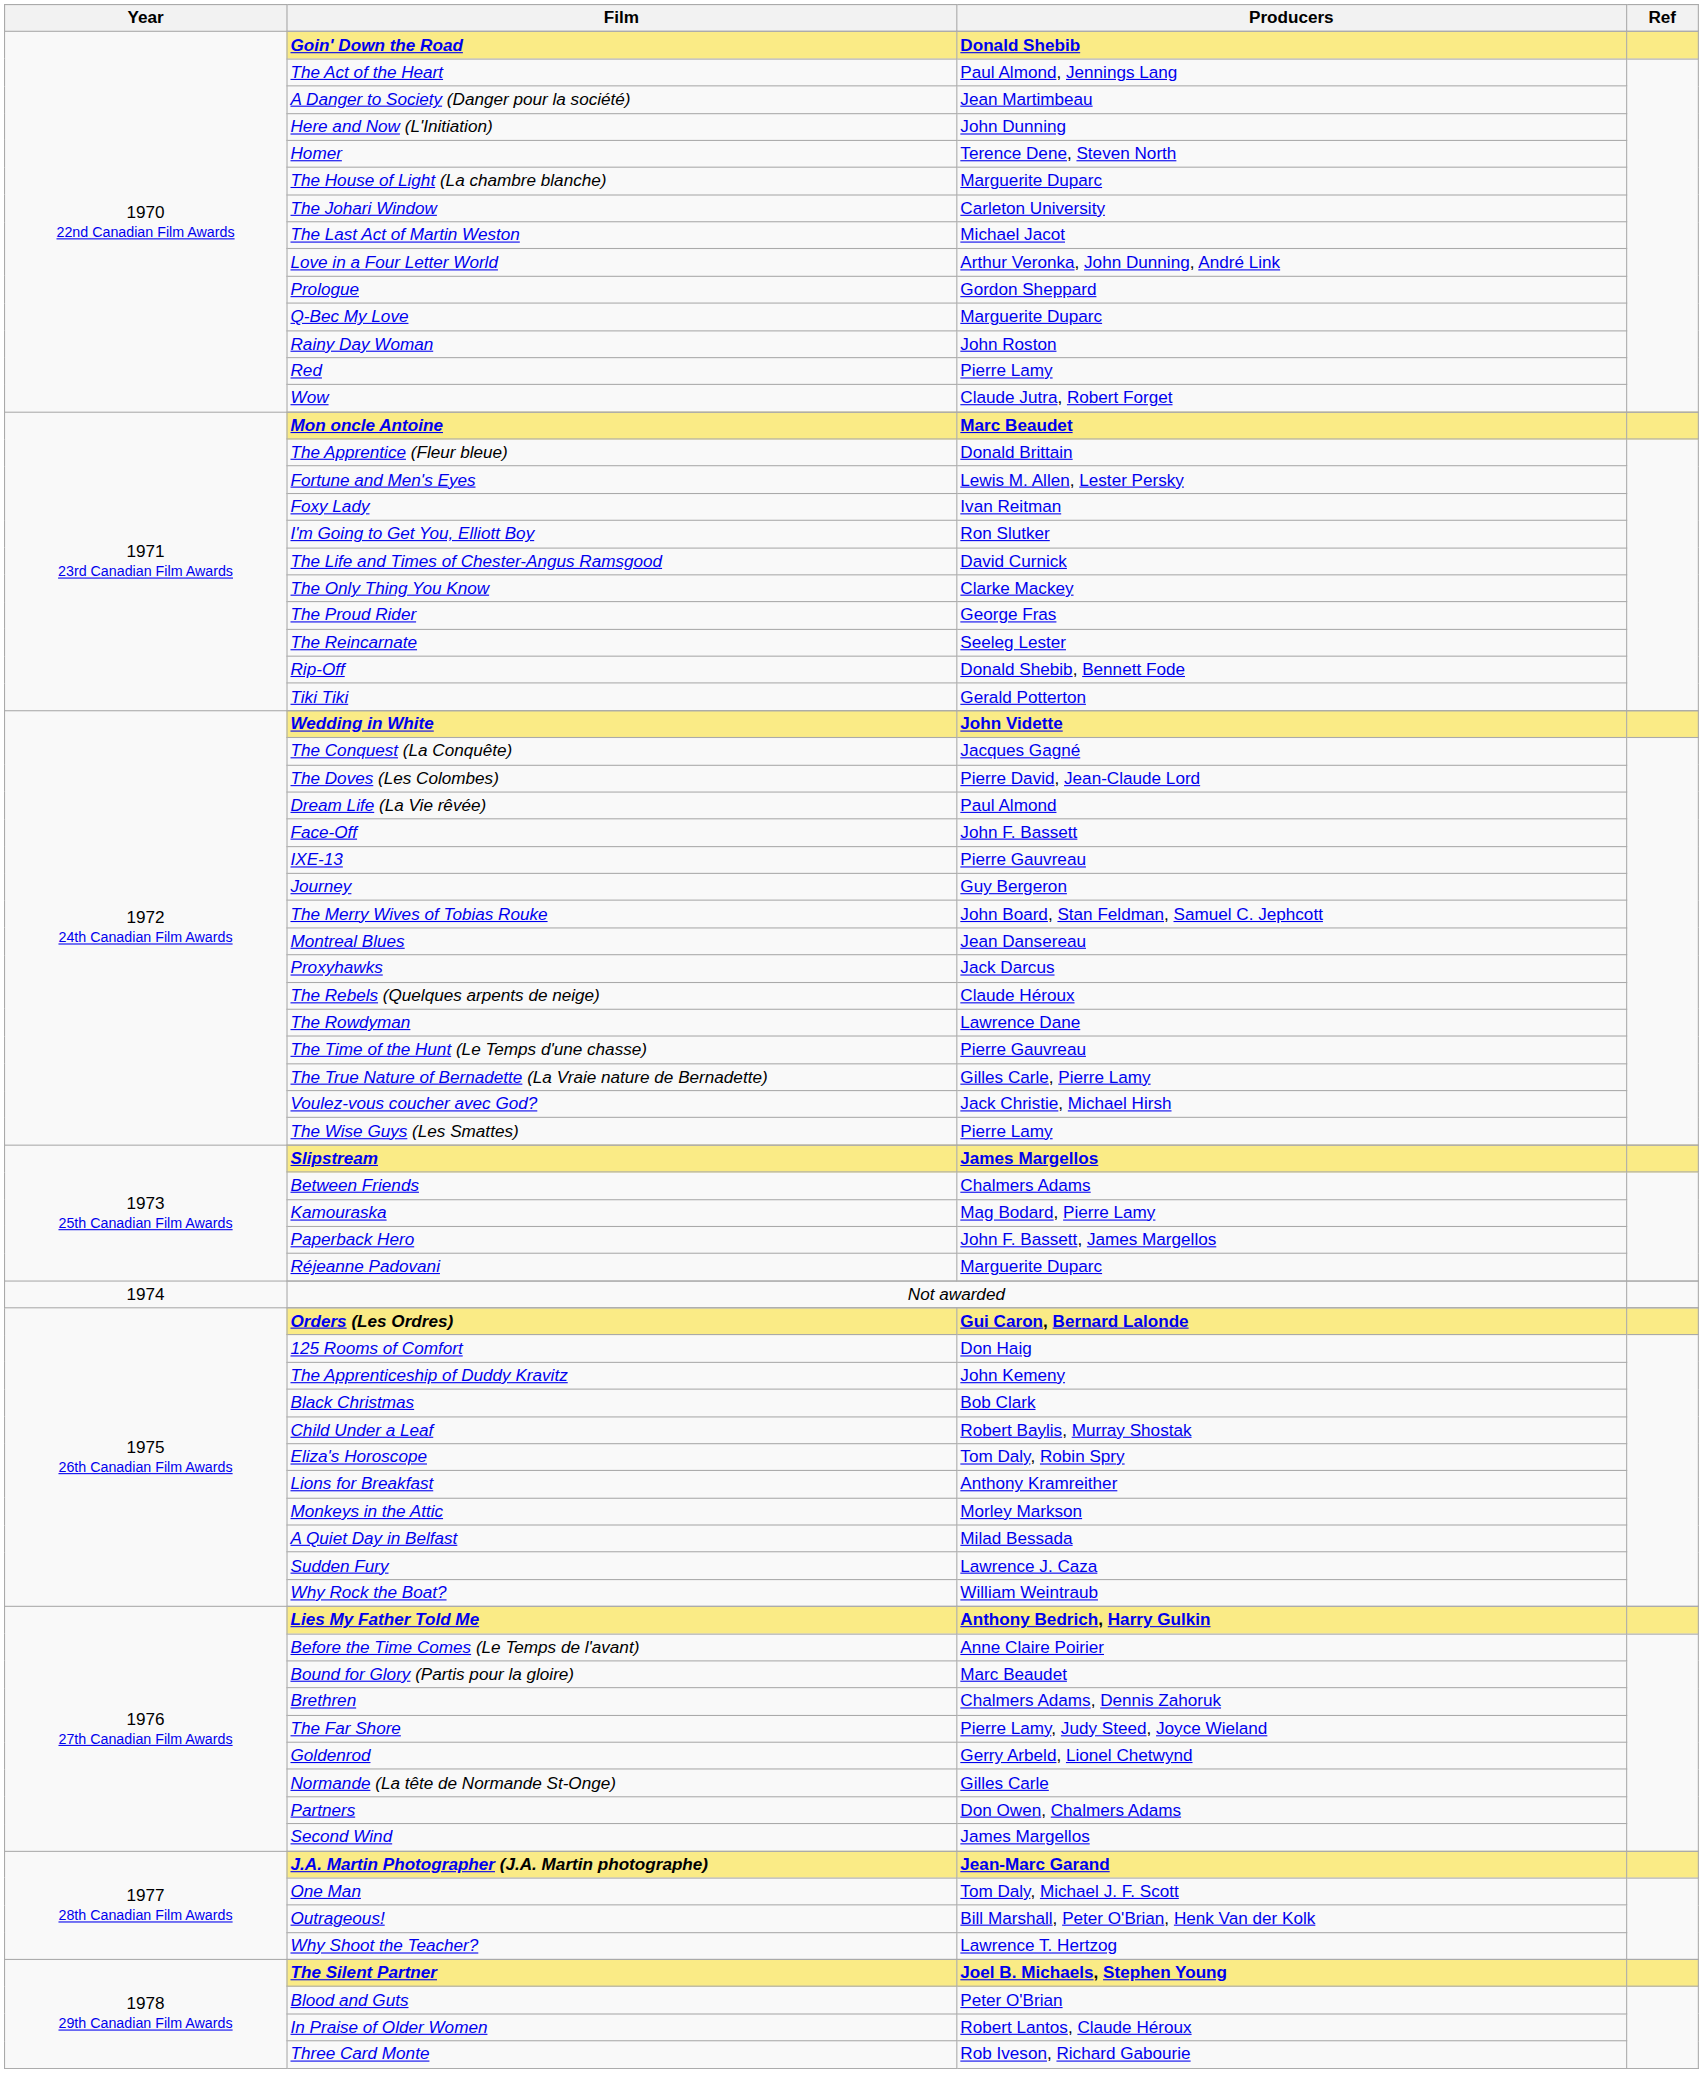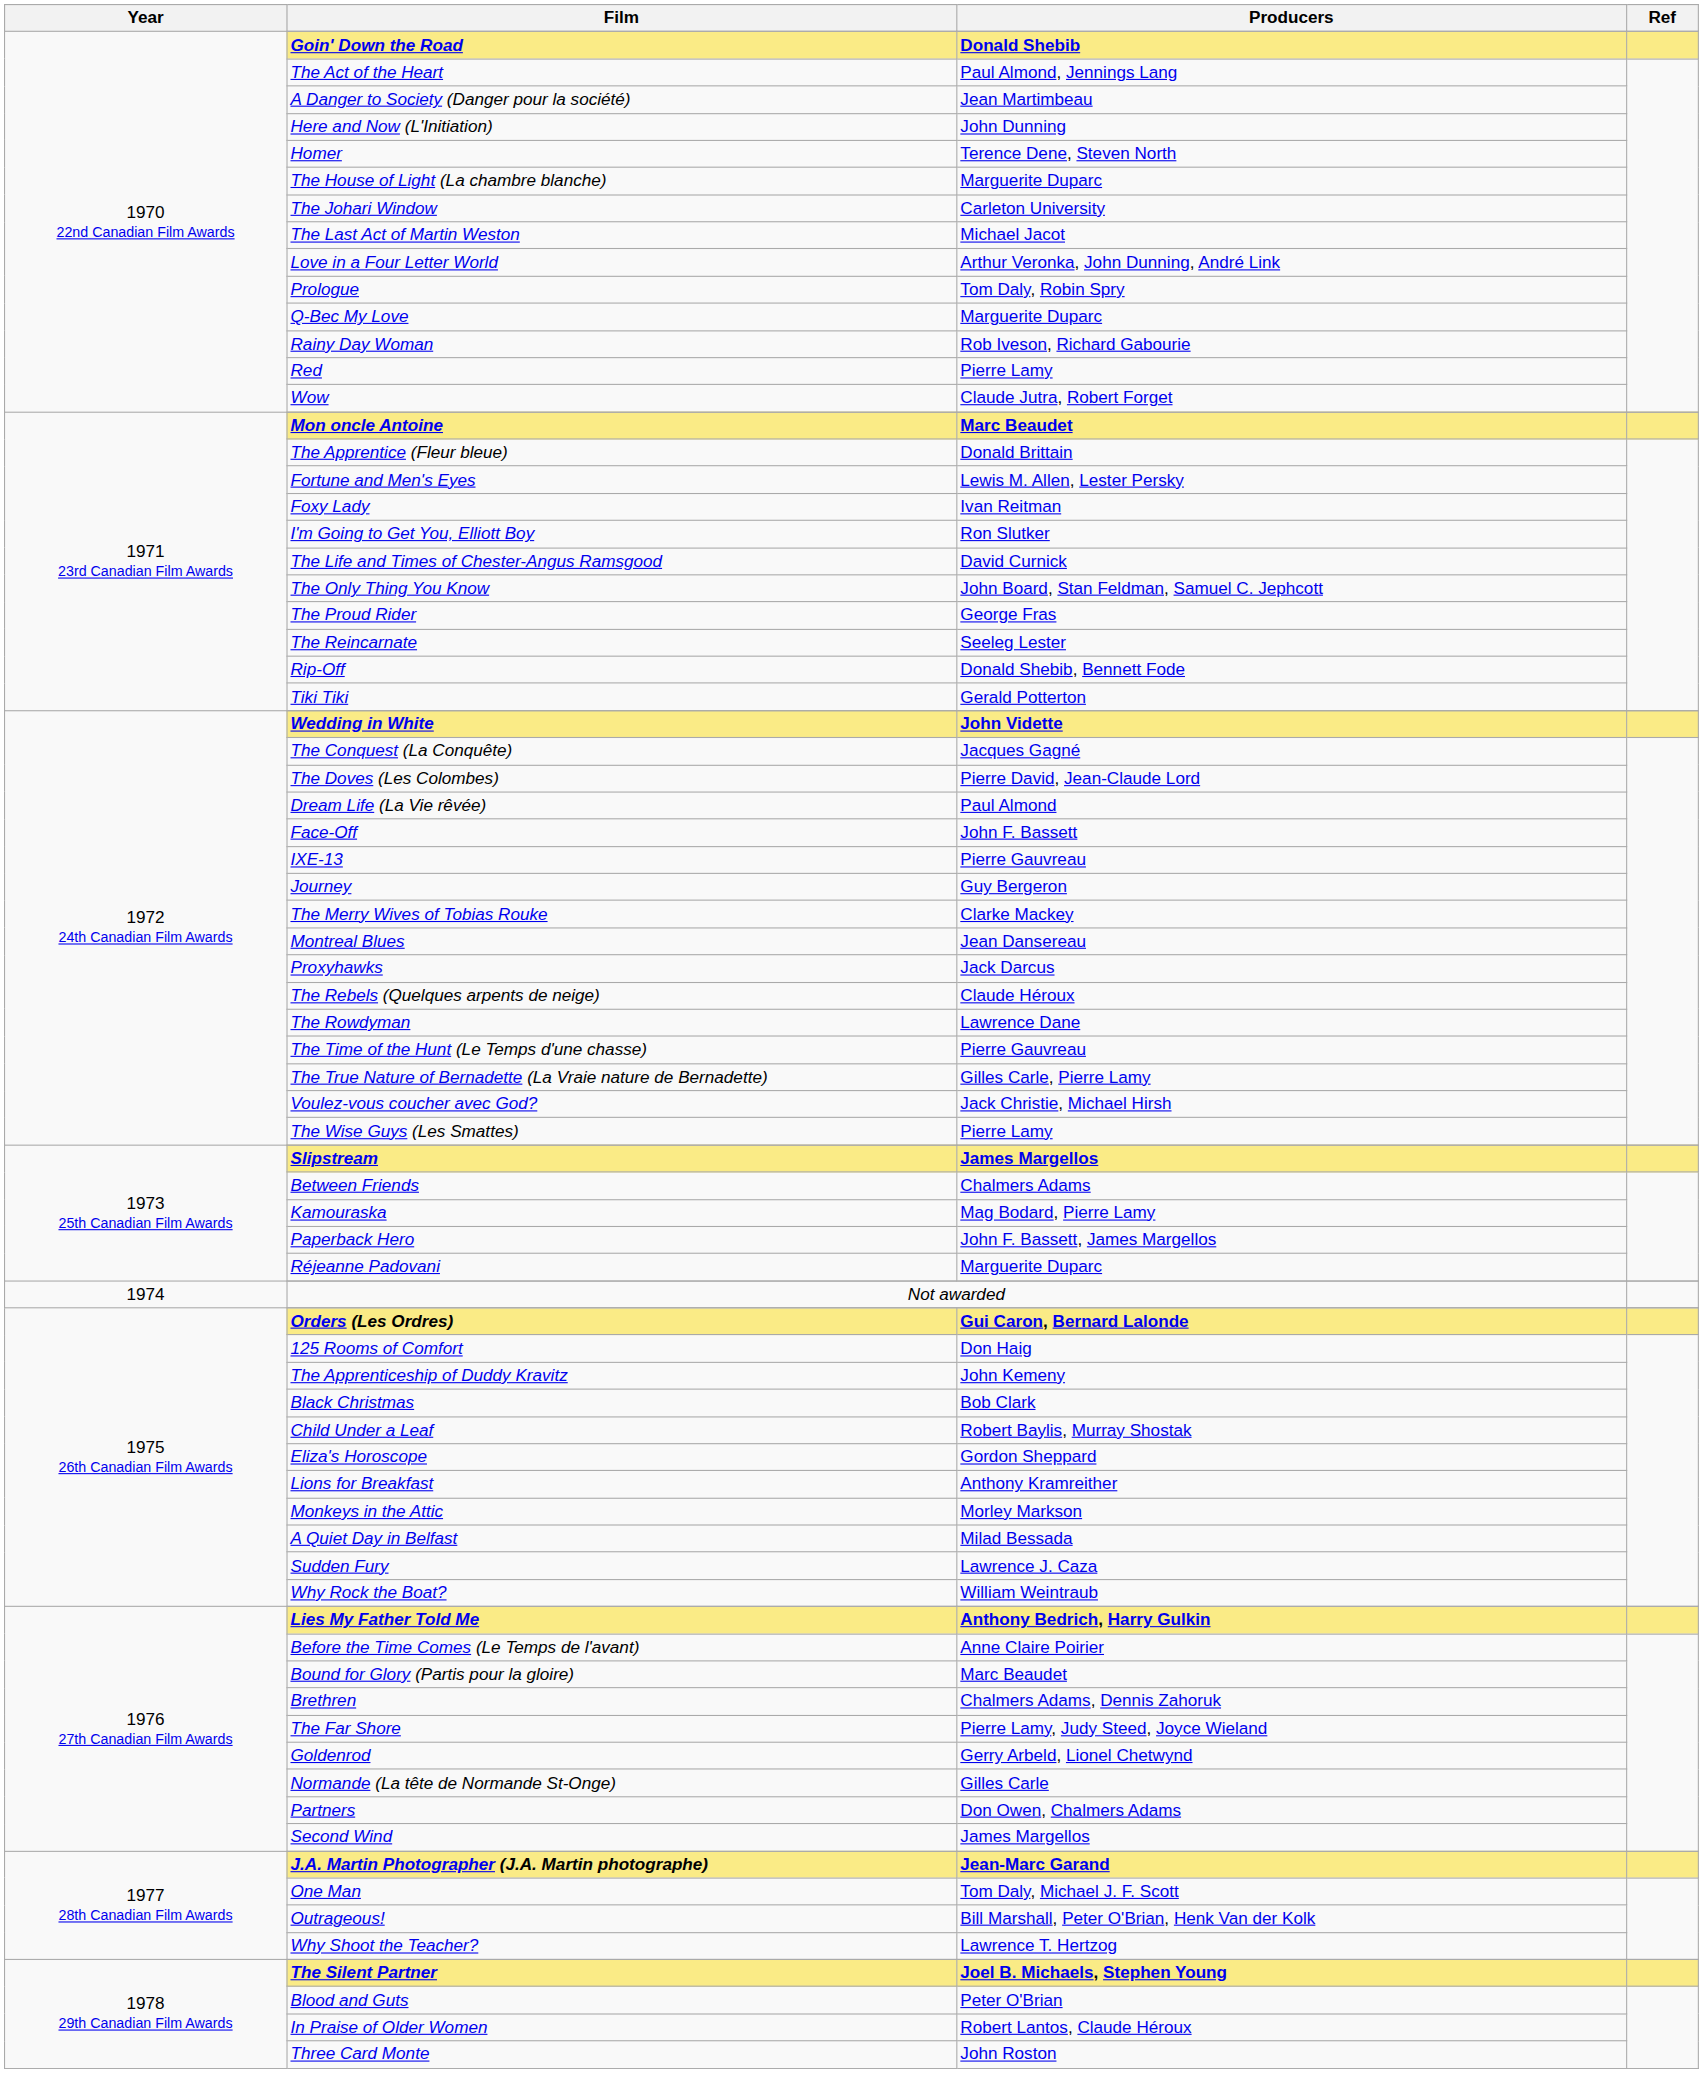(1028, 289) Gordon Sheppard -> (1042, 289) Tom Daly, Robin Spry
(1008, 343) John Roston -> (1075, 343) Rob Iveson, Richard Gabourie
(1017, 588) Clarke Mackey -> (1142, 588) John Board, Stan Feldman, Samuel C. Jephcott
(1142, 914) John Board, Stan Feldman, Samuel C. Jephcott -> (1017, 914) Clarke Mackey
(1042, 1457) Tom Daly, Robin Spry -> (1028, 1457) Gordon Sheppard
(1075, 2054) Rob Iveson, Richard Gabourie -> (1008, 2054) John Roston
